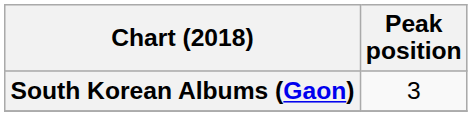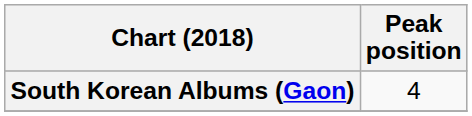(414, 90) 3 -> (414, 90) 4
